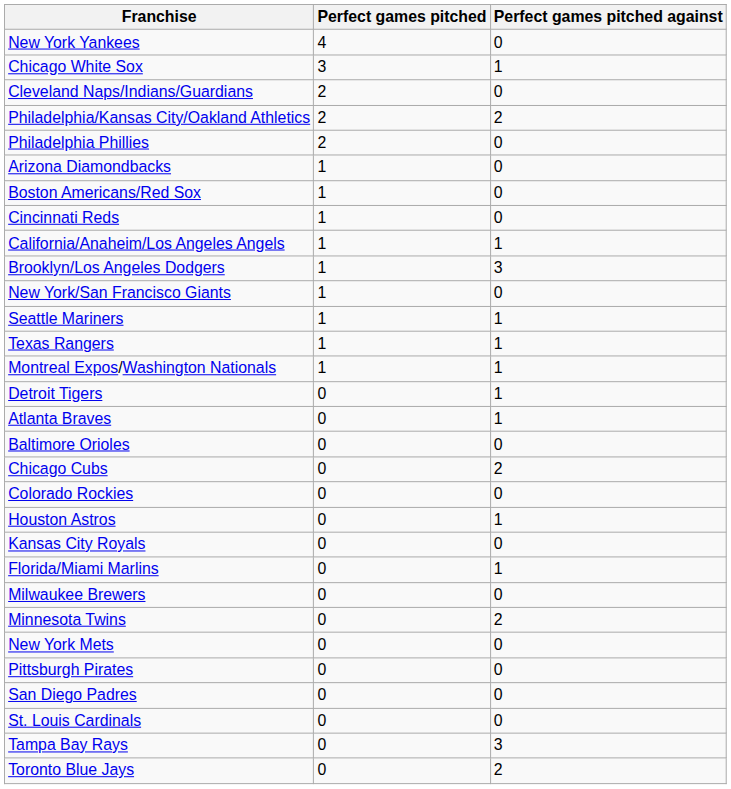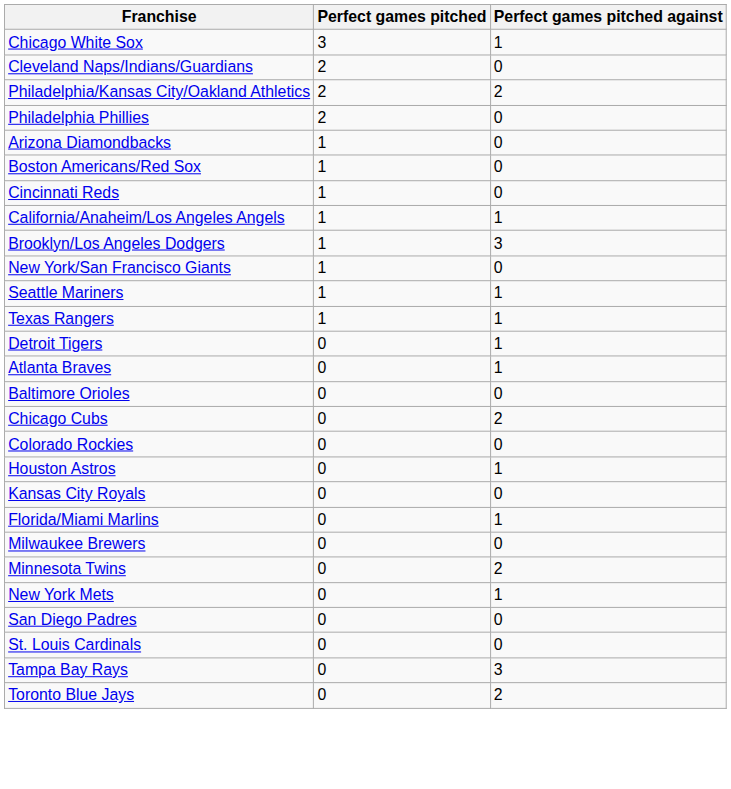- row: (74, 42)
- row: (142, 368)
(498, 645) 0 -> (498, 594) 1
- row: (71, 670)
